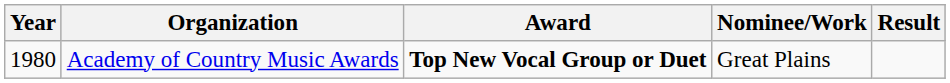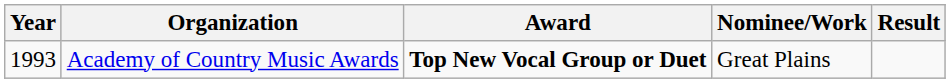(33, 59) 1980 -> (33, 59) 1993
